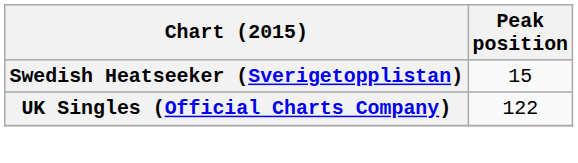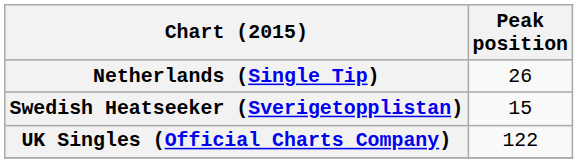+ row: (236, 76)
